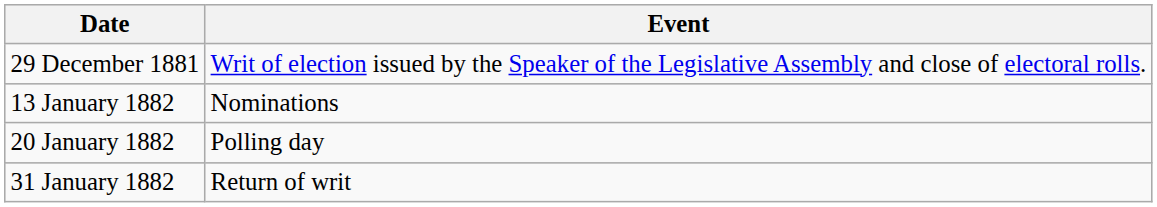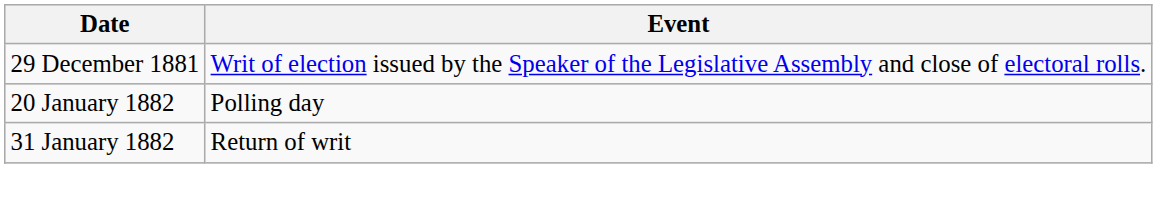- row: (92, 102)
